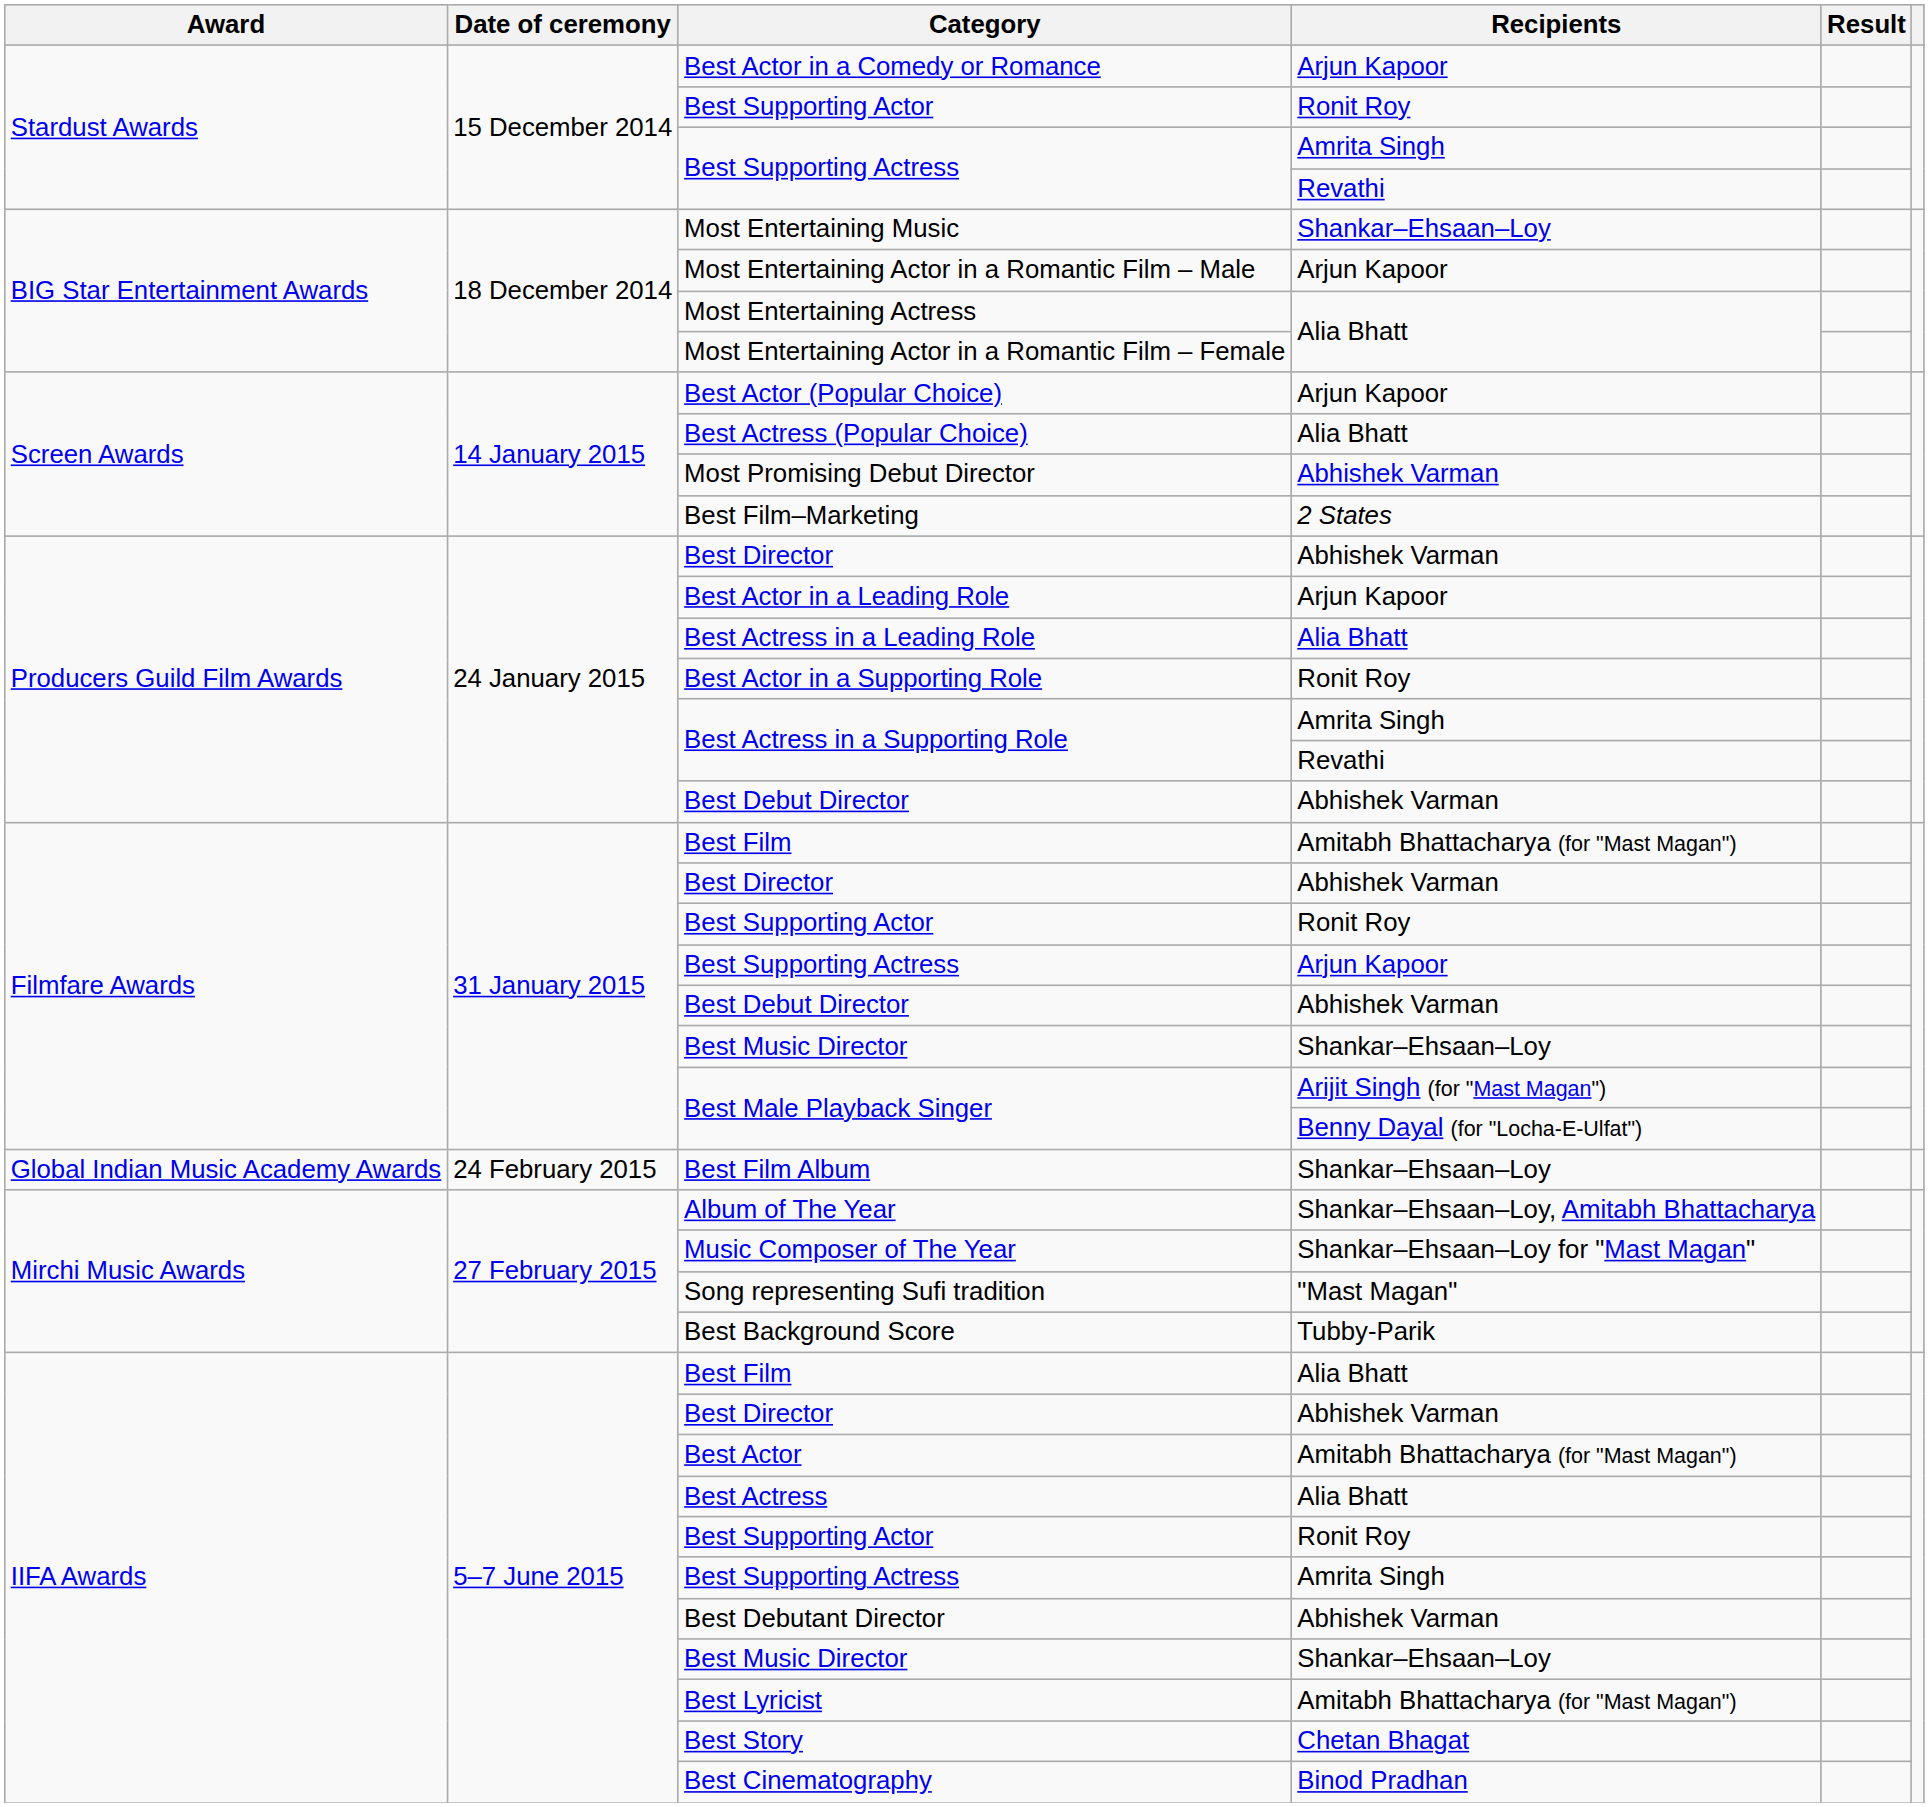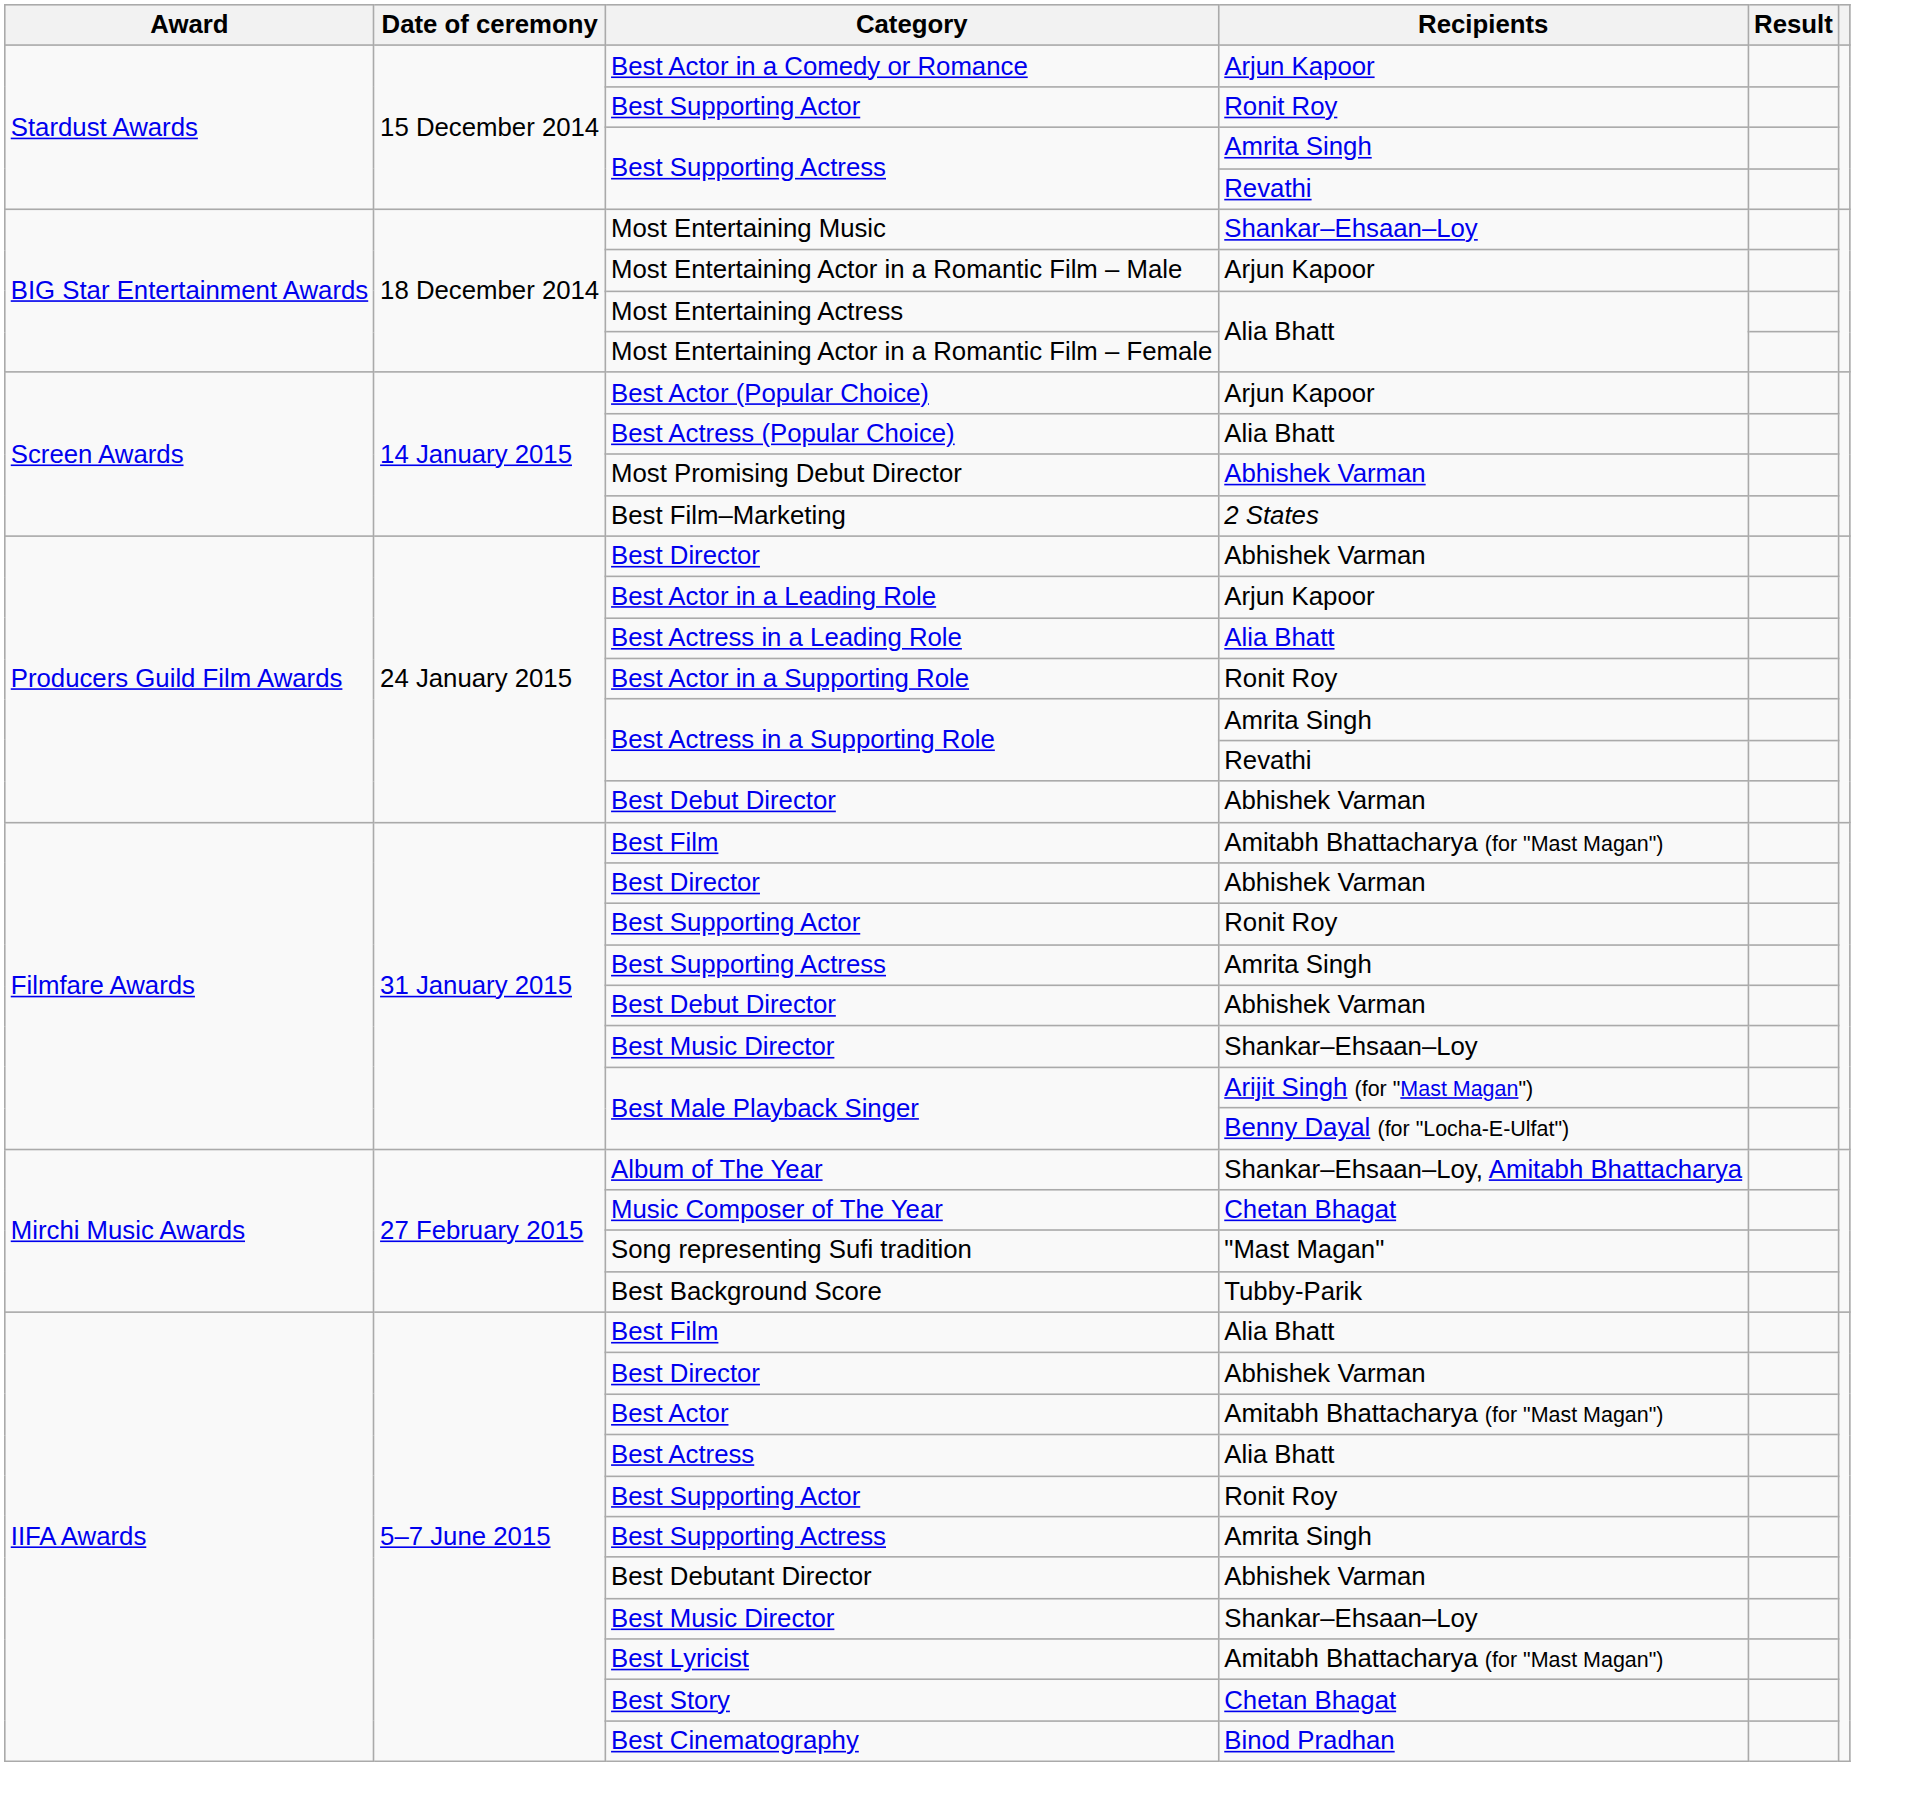(1372, 964) Arjun Kapoor -> (1298, 964) Amrita Singh
- row: (226, 1168)
(1526, 1250) Shankar–Ehsaan–Loy for "Mast Magan" -> (1310, 1209) Chetan Bhagat
